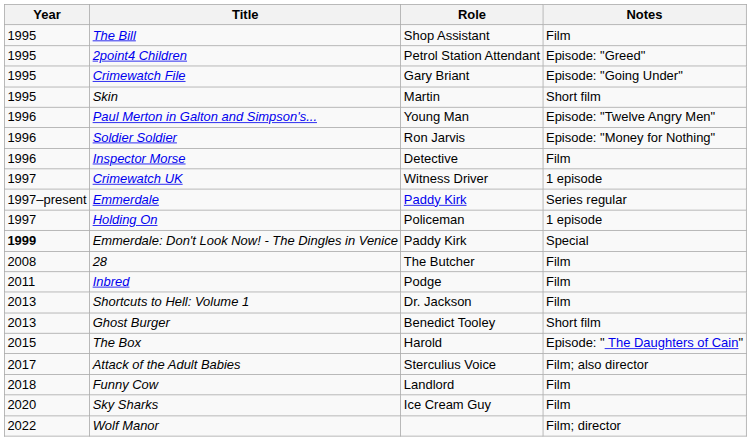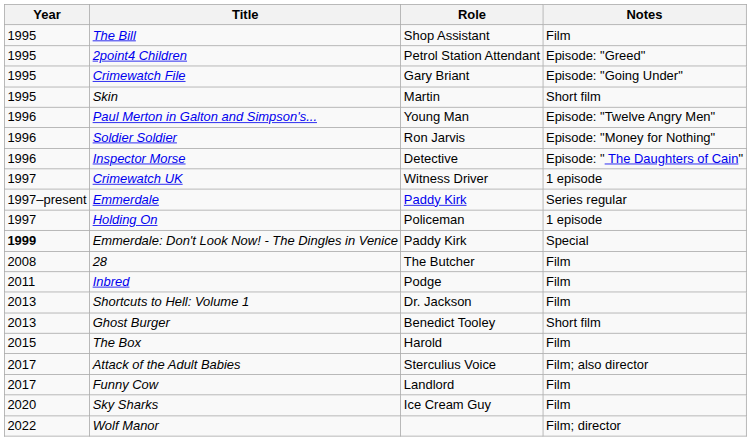(558, 158) Film -> (645, 158) Episode: " The Daughters of Cain"
(645, 343) Episode: " The Daughters of Cain" -> (558, 343) Film
(22, 384) 2018 -> (22, 384) 2017
